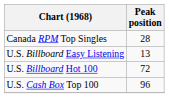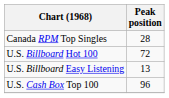rows swapped: (52, 69) <-> (65, 54)
